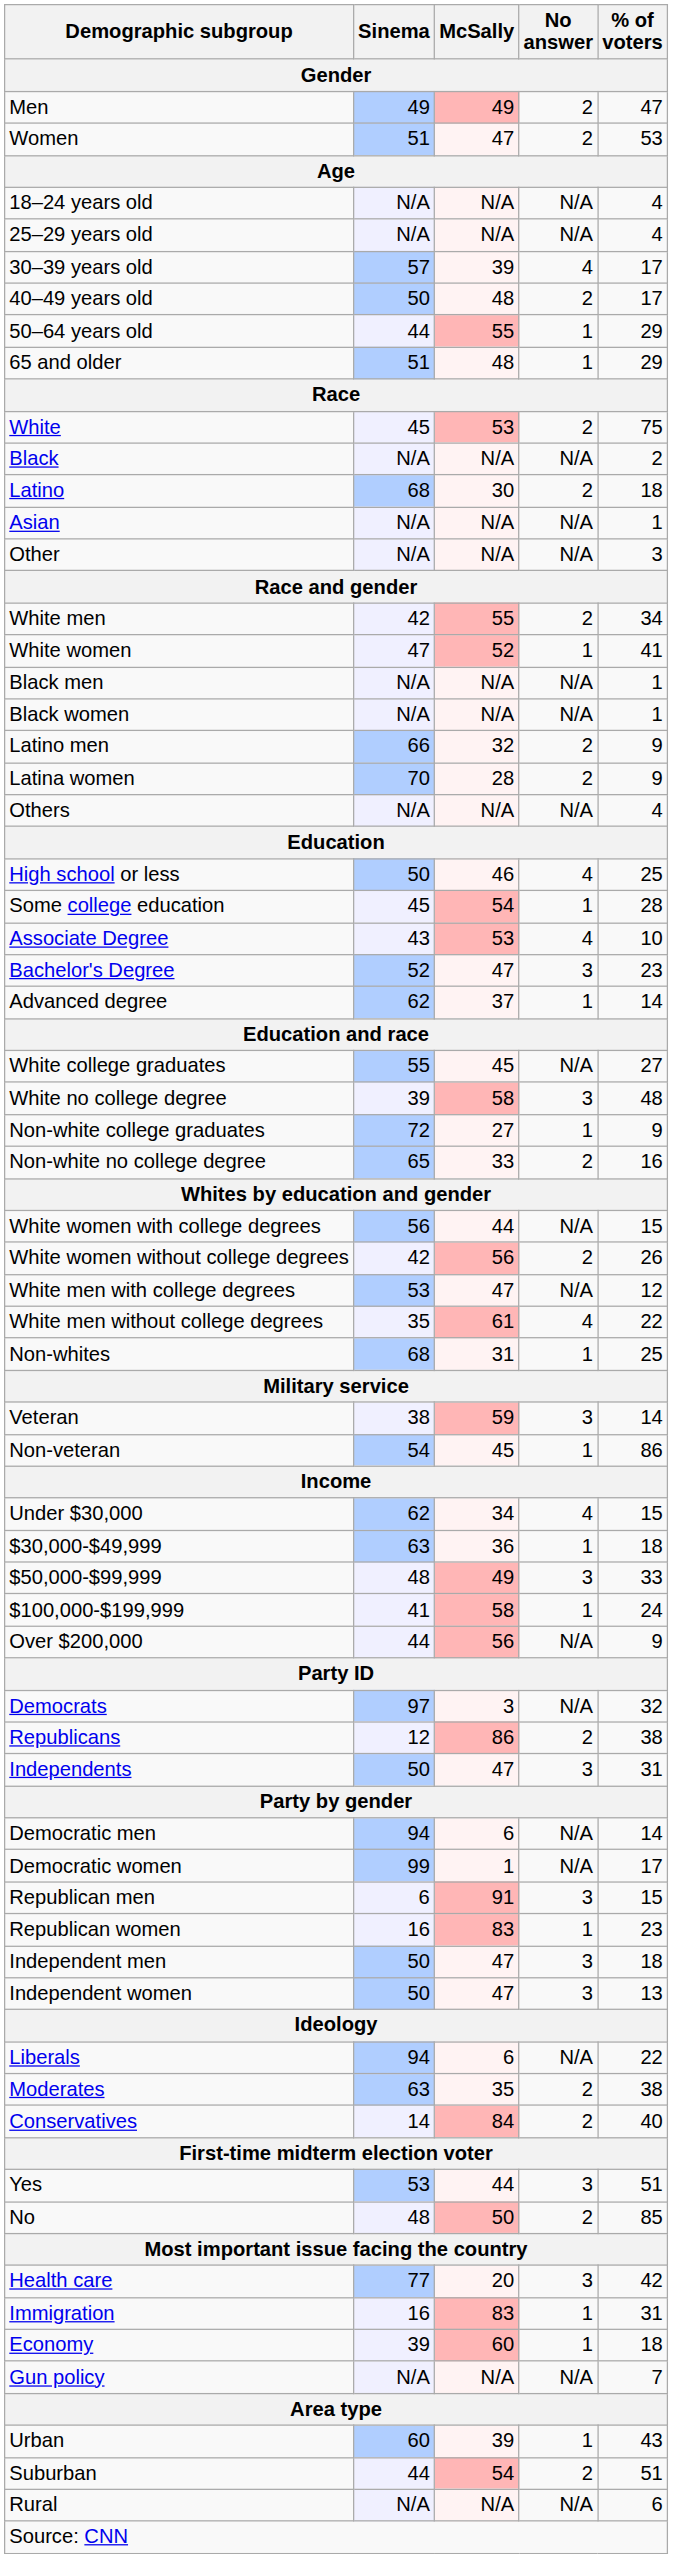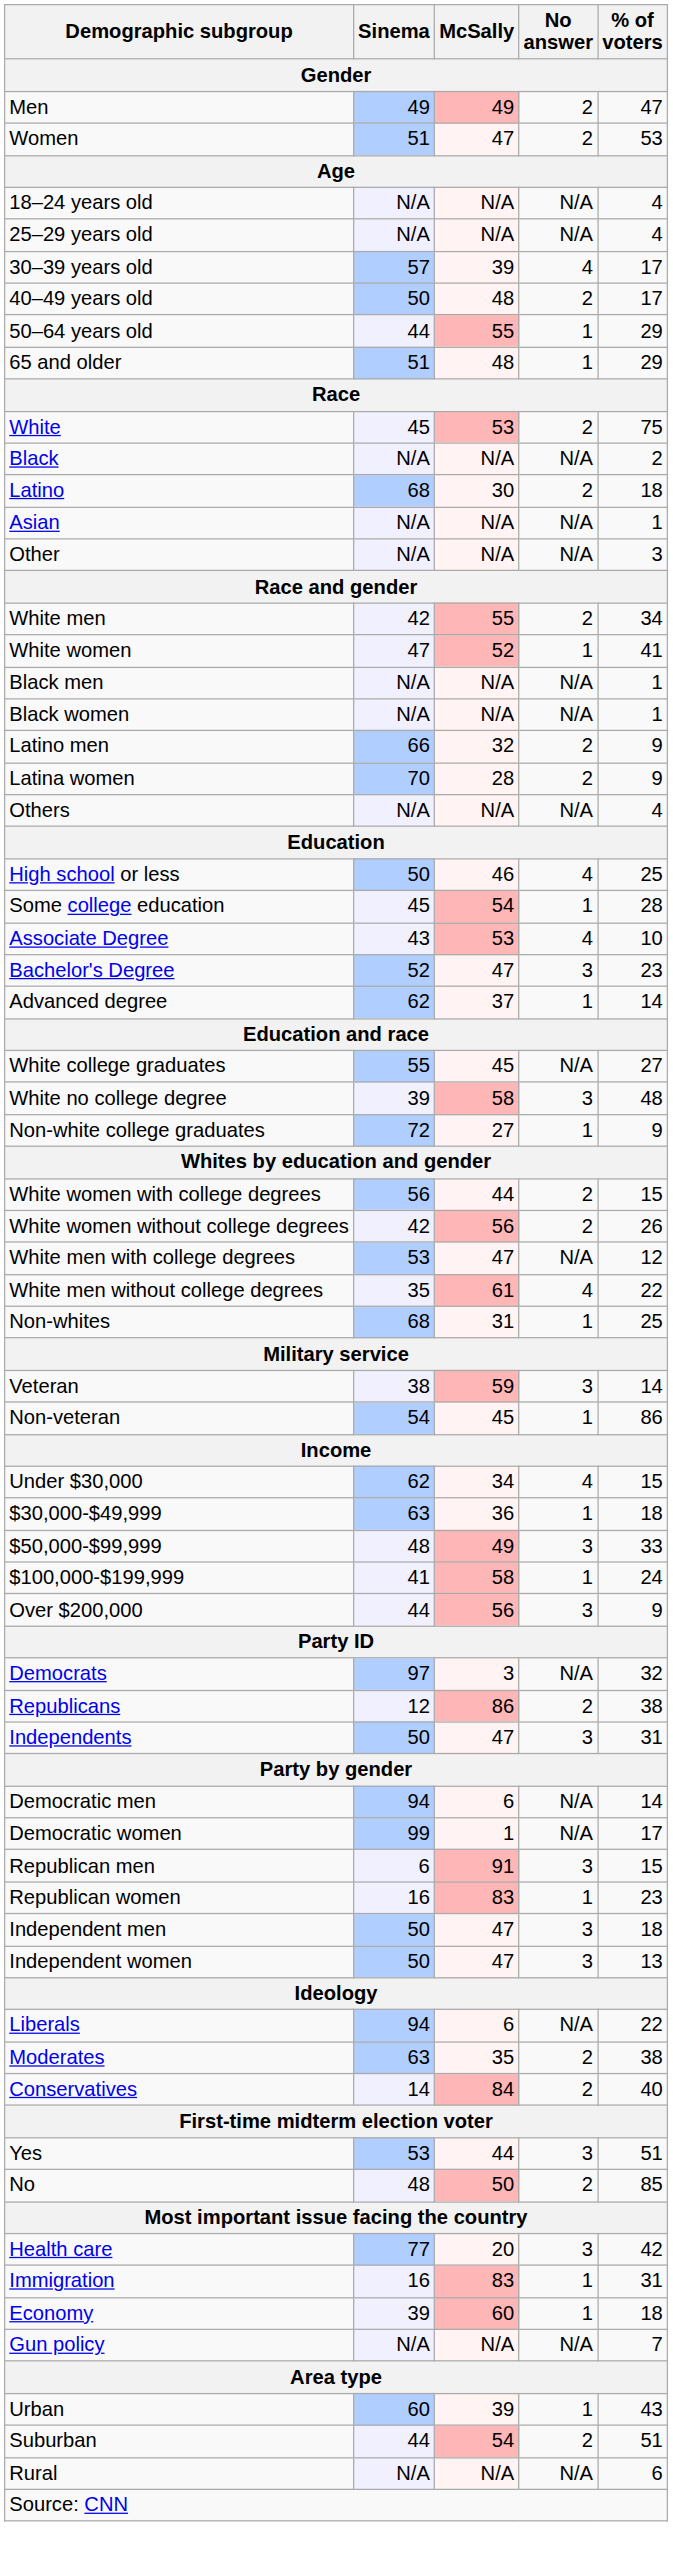- row: (138, 1162)
(576, 1226) N/A -> (587, 1194) 2
(576, 1641) N/A -> (587, 1609) 3
